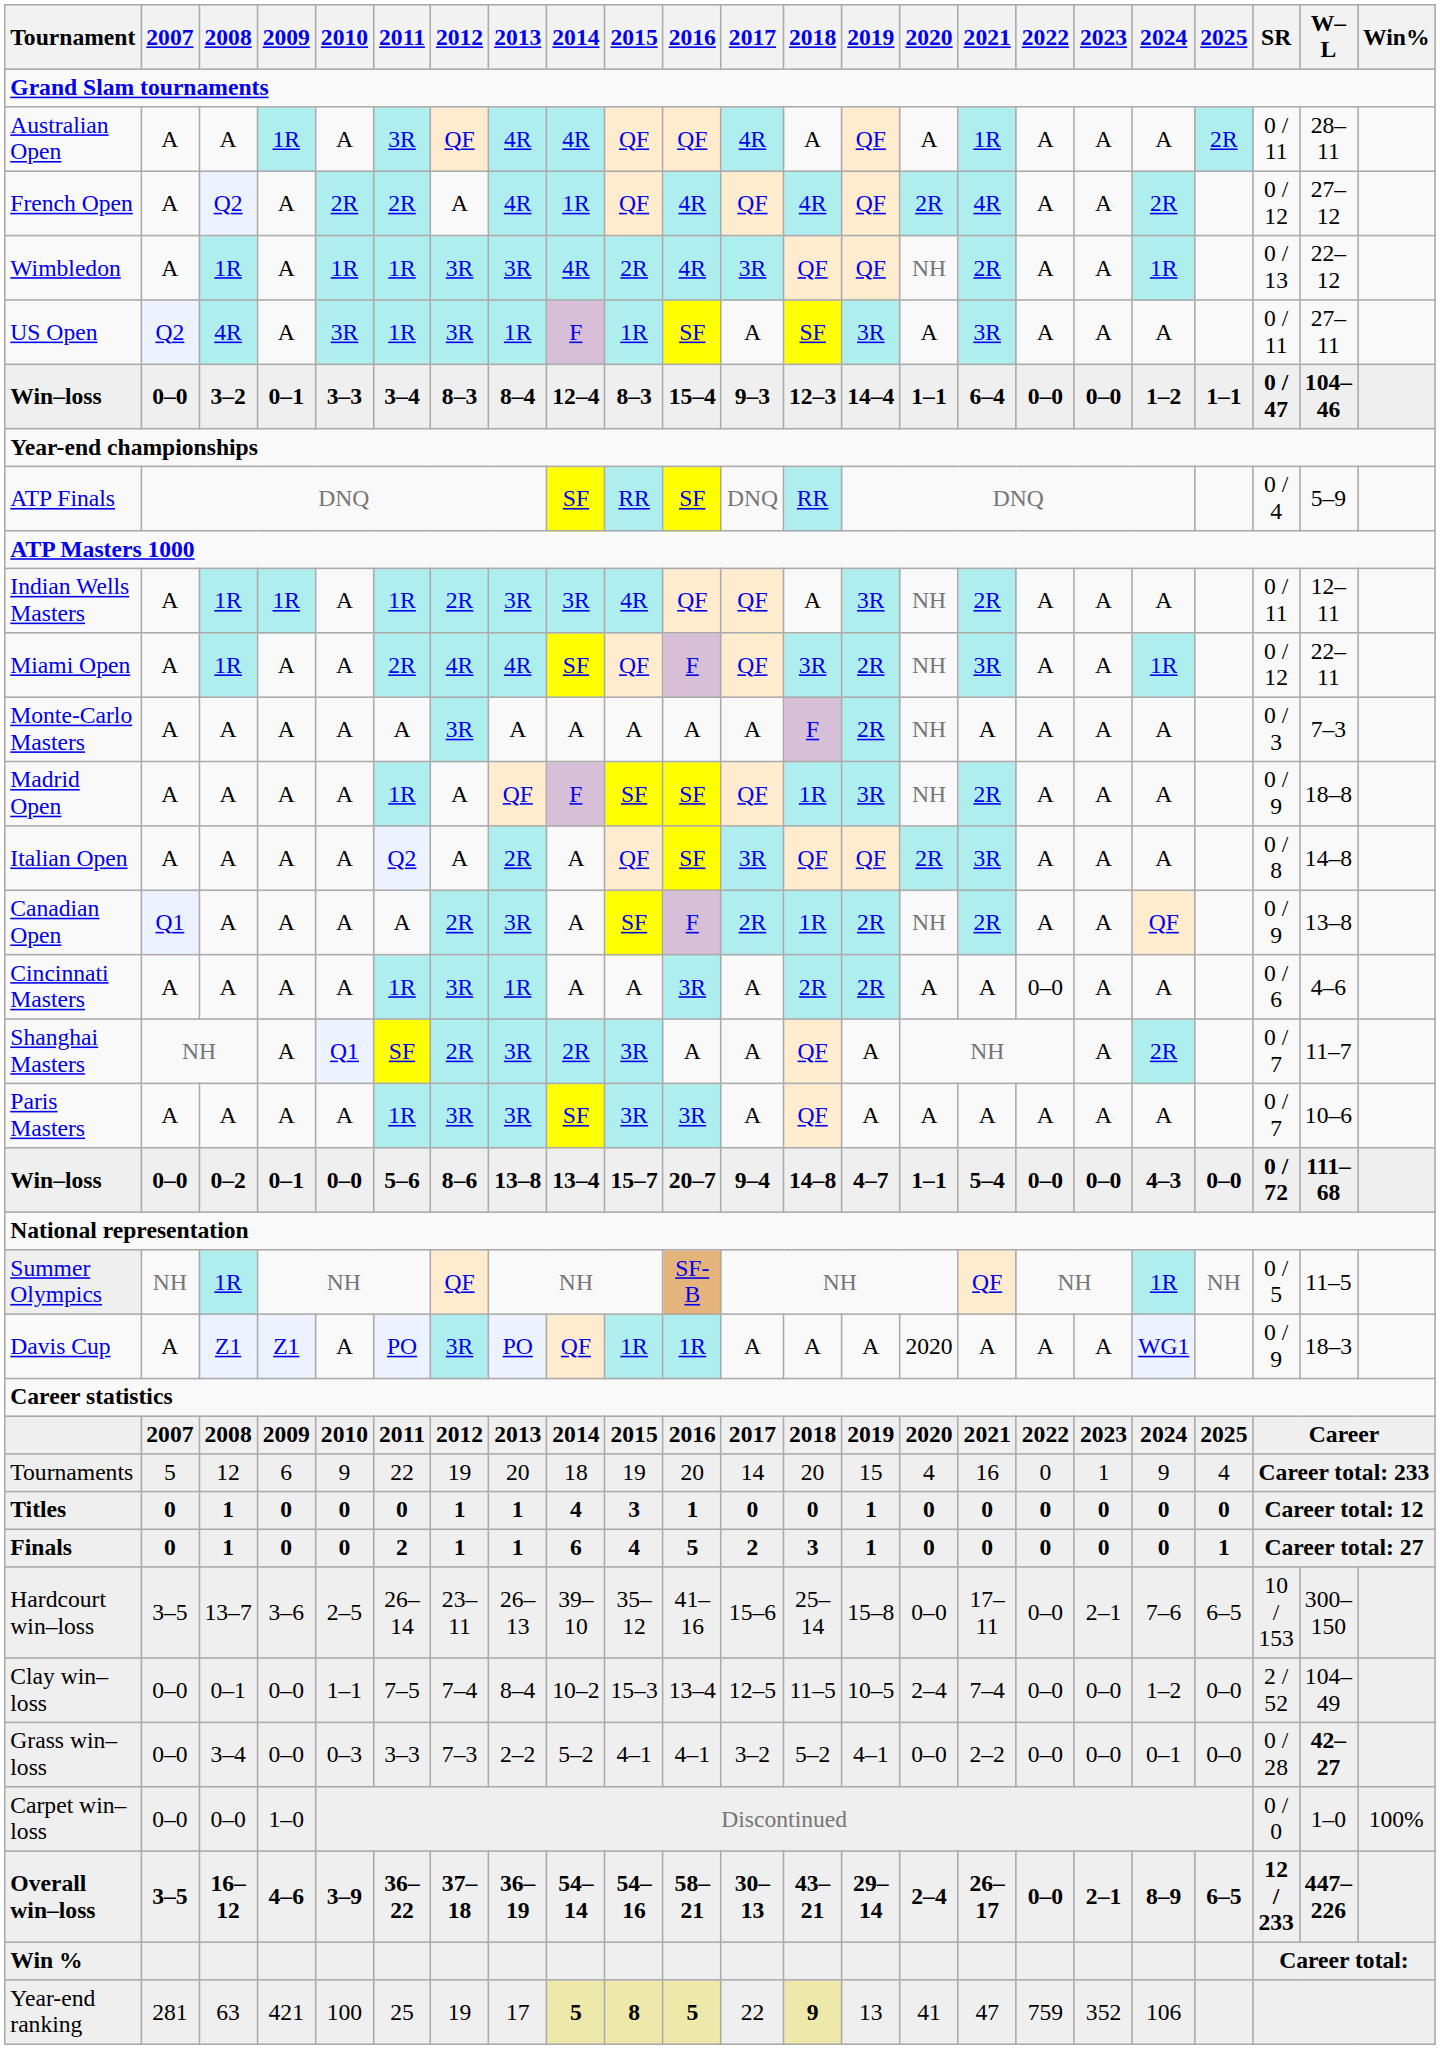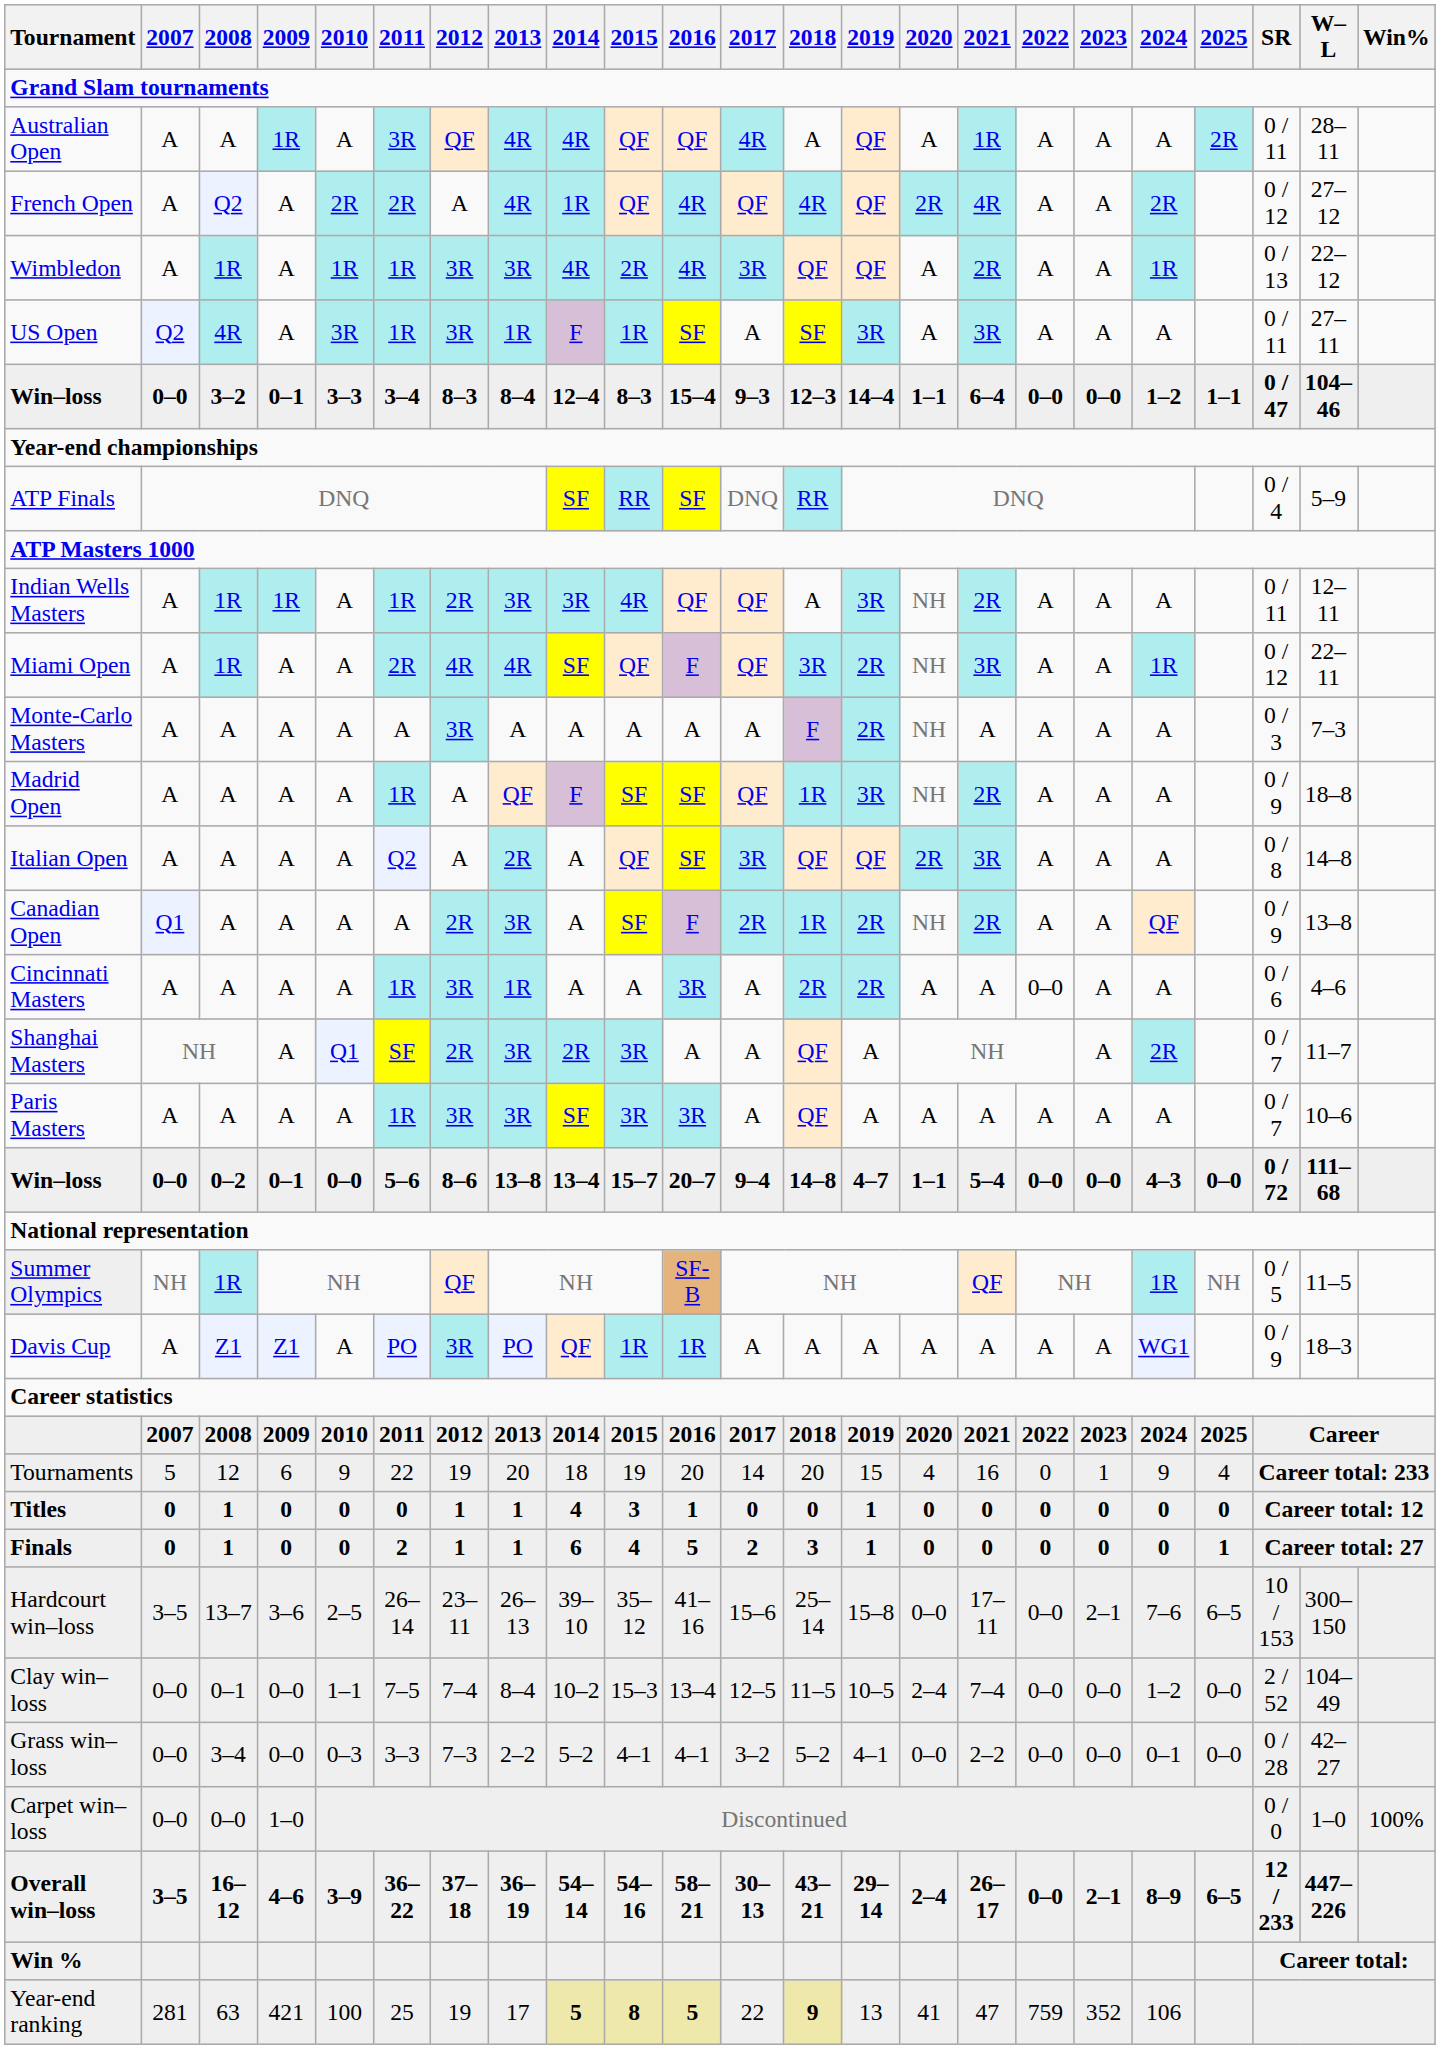(929, 267) NH -> (929, 267) A
(929, 1346) 2020 -> (929, 1346) A
(1328, 1754) bold -> (1328, 1754) normal
